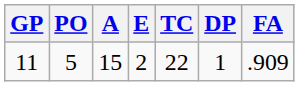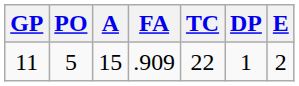columns swapped: (141, 23) <-> (268, 23)
